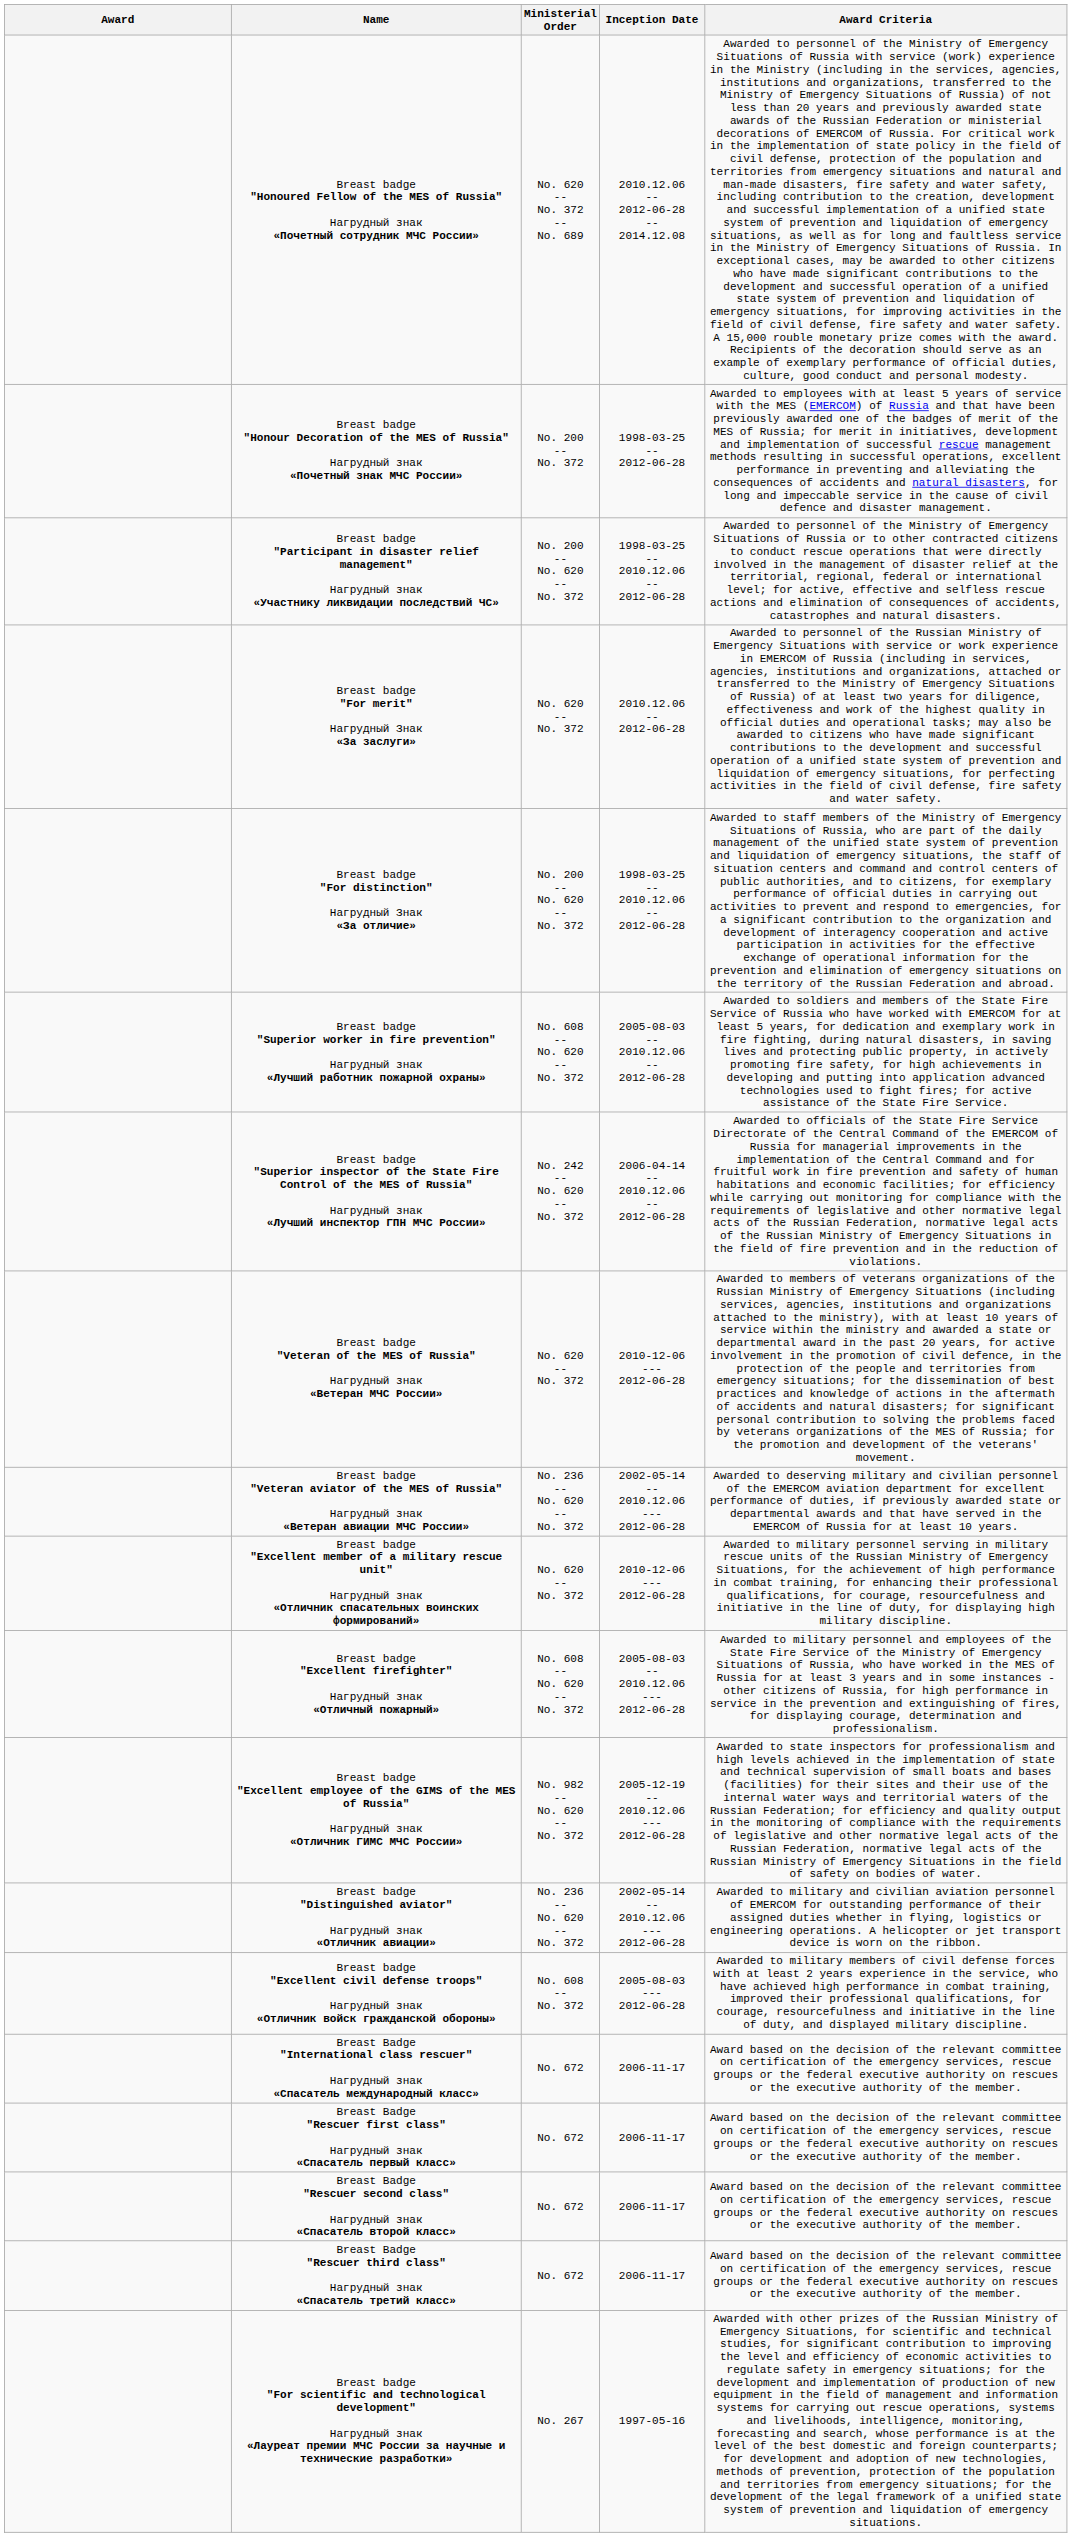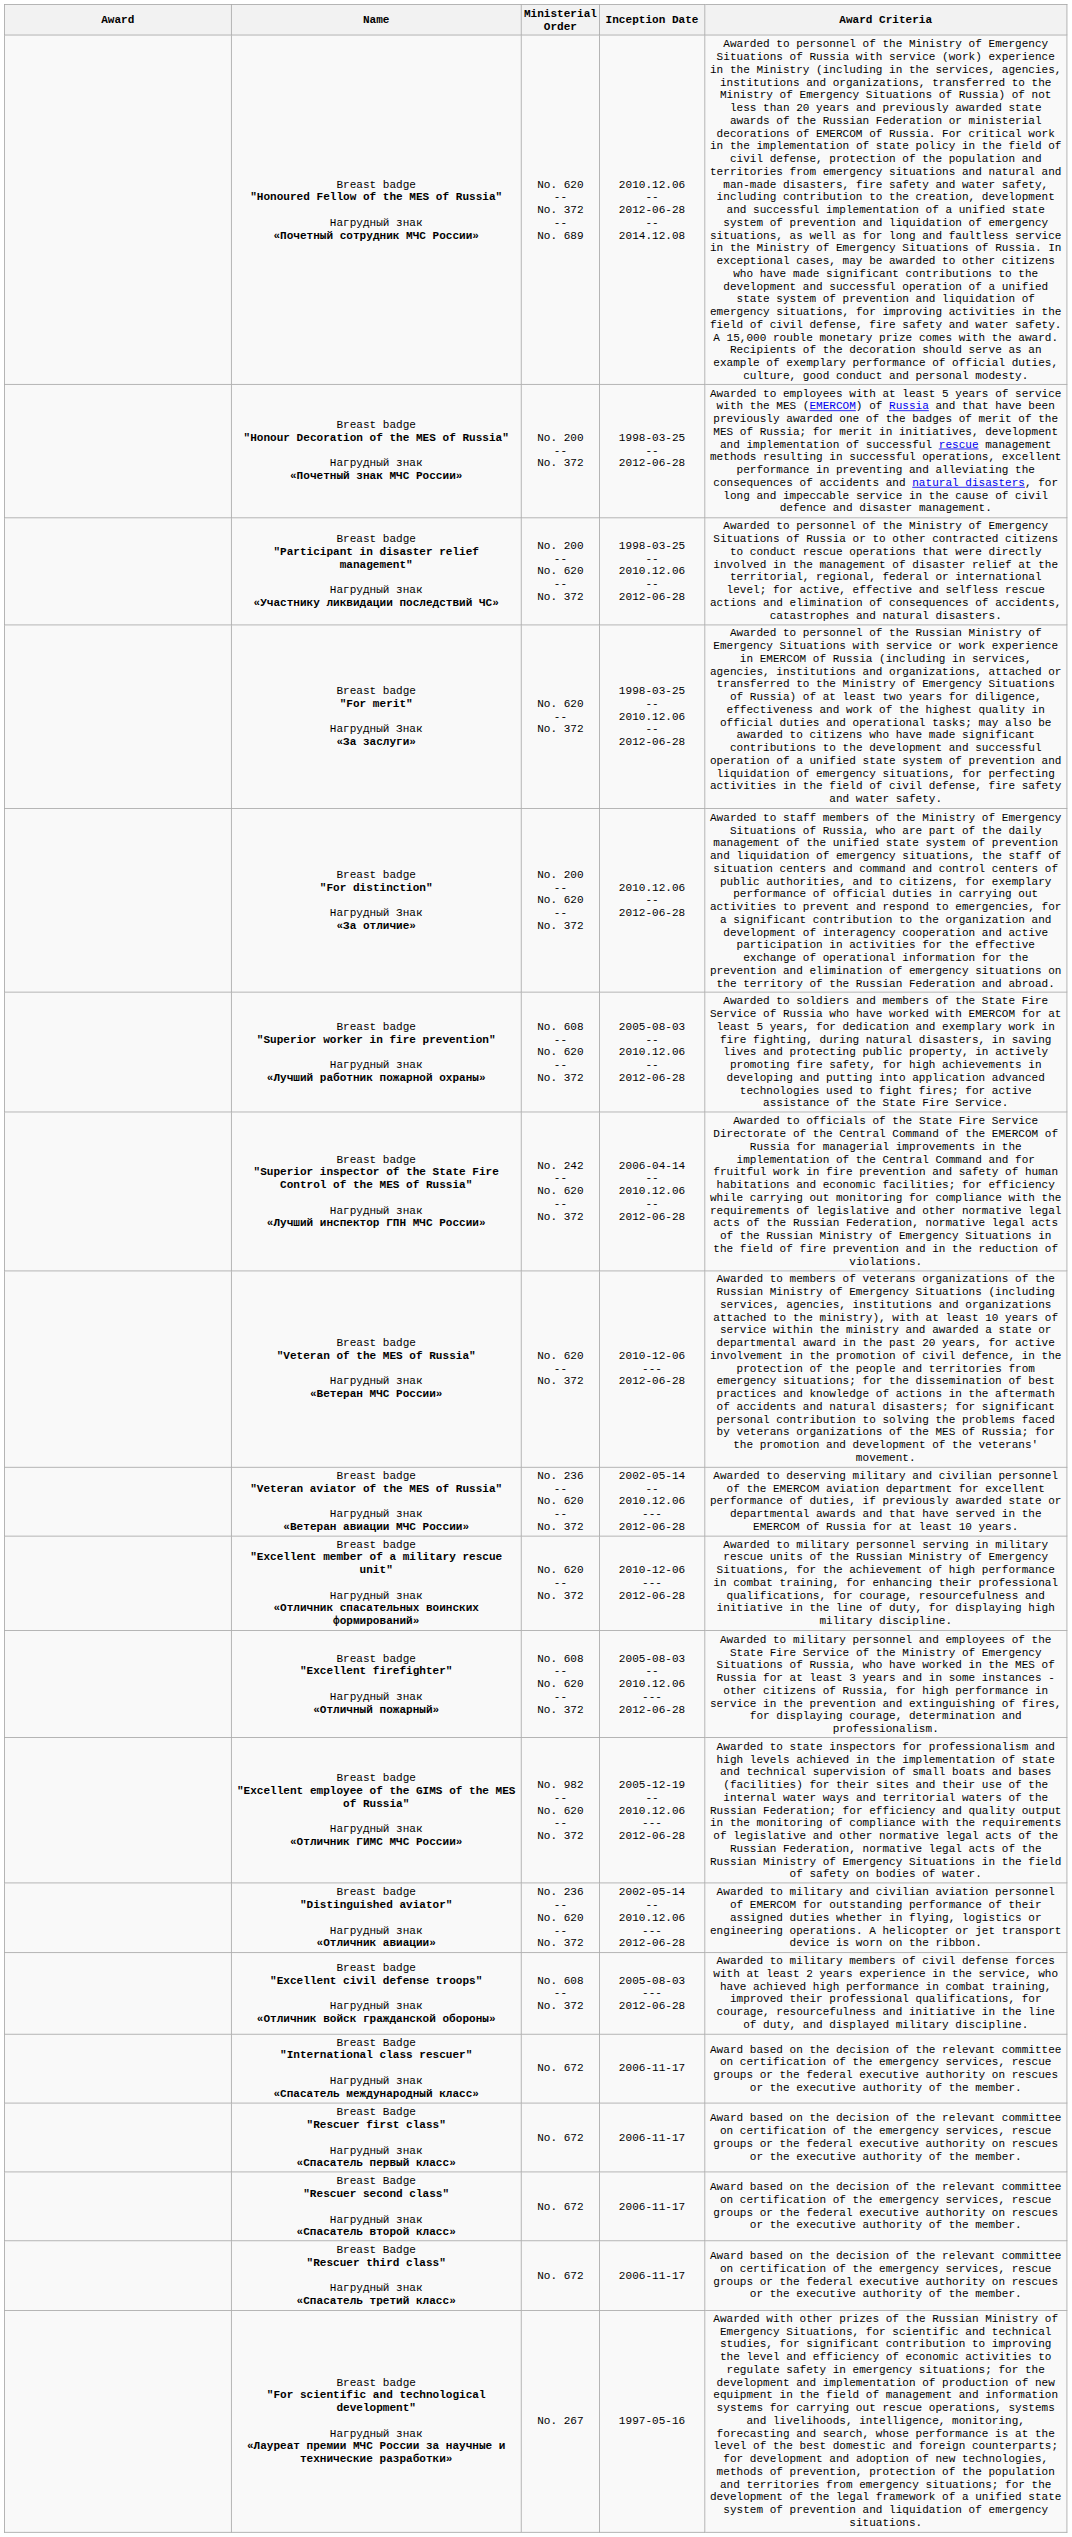(652, 717) 2010.12.06 -- 2012-06-28 -> (652, 717) 1998-03-25 -- 2010.12.06 -- 2012-06-28
(652, 900) 1998-03-25 -- 2010.12.06 -- 2012-06-28 -> (652, 900) 2010.12.06 -- 2012-06-28
